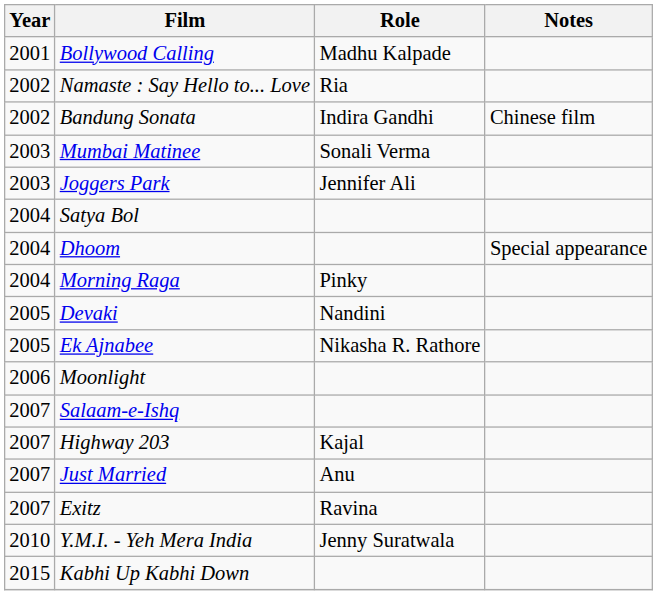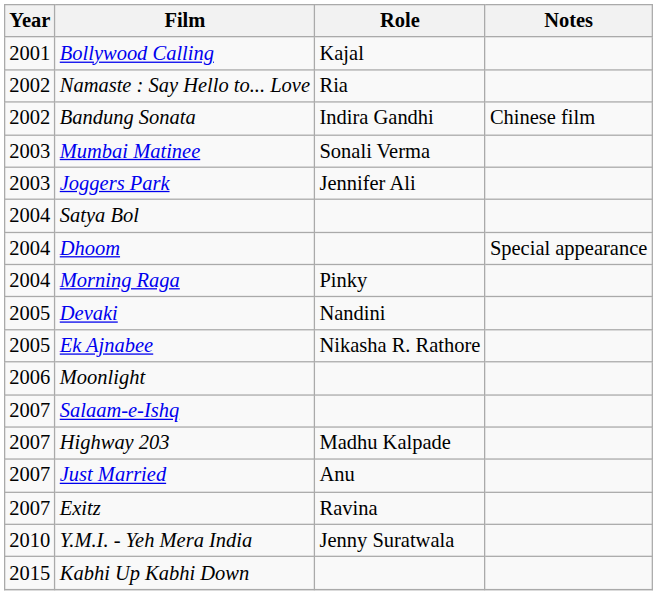(385, 53) Madhu Kalpade -> (342, 53) Kajal
(342, 442) Kajal -> (385, 442) Madhu Kalpade
